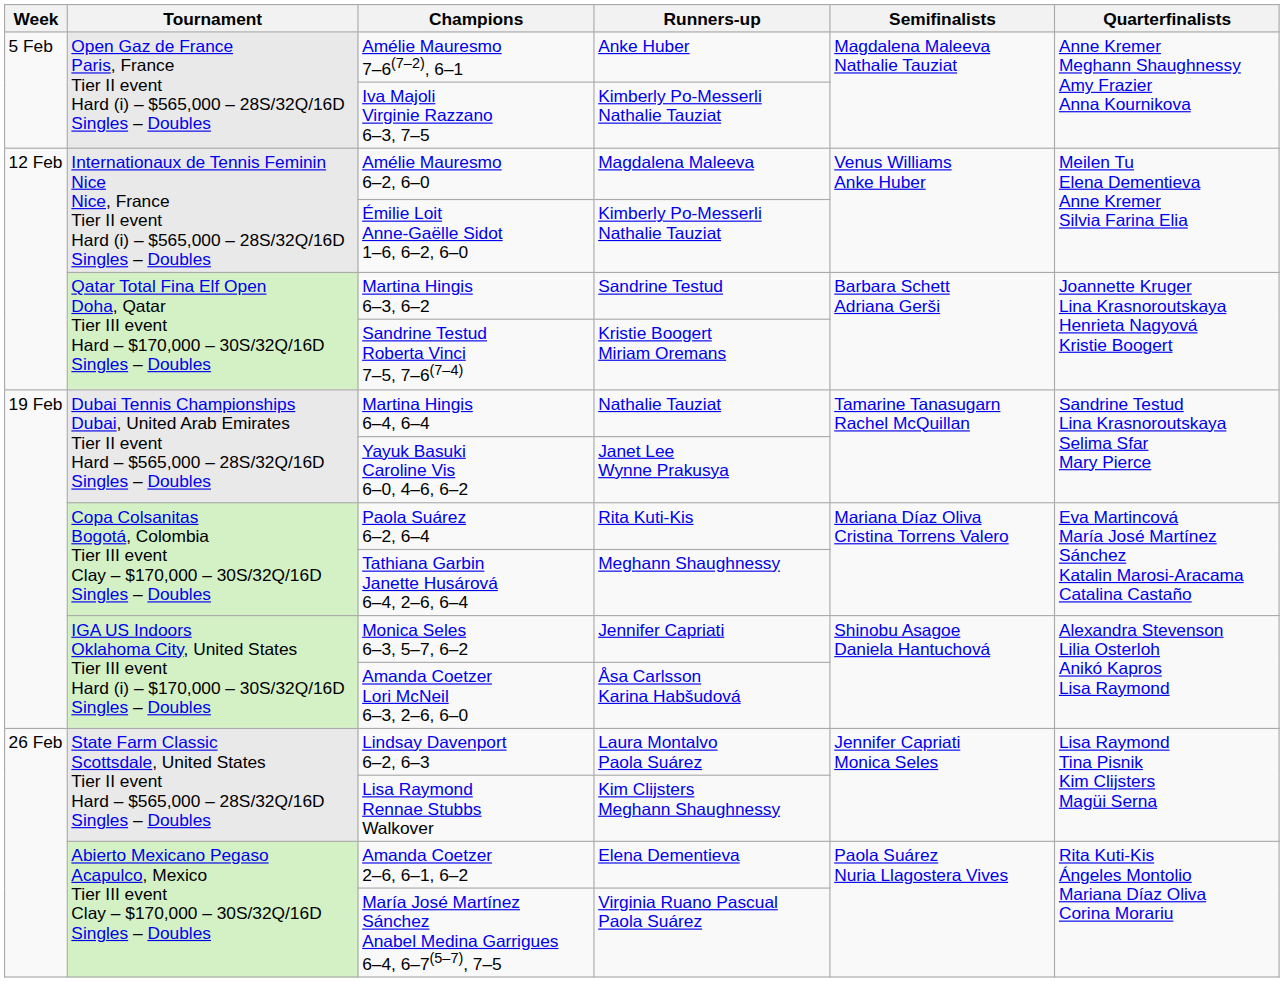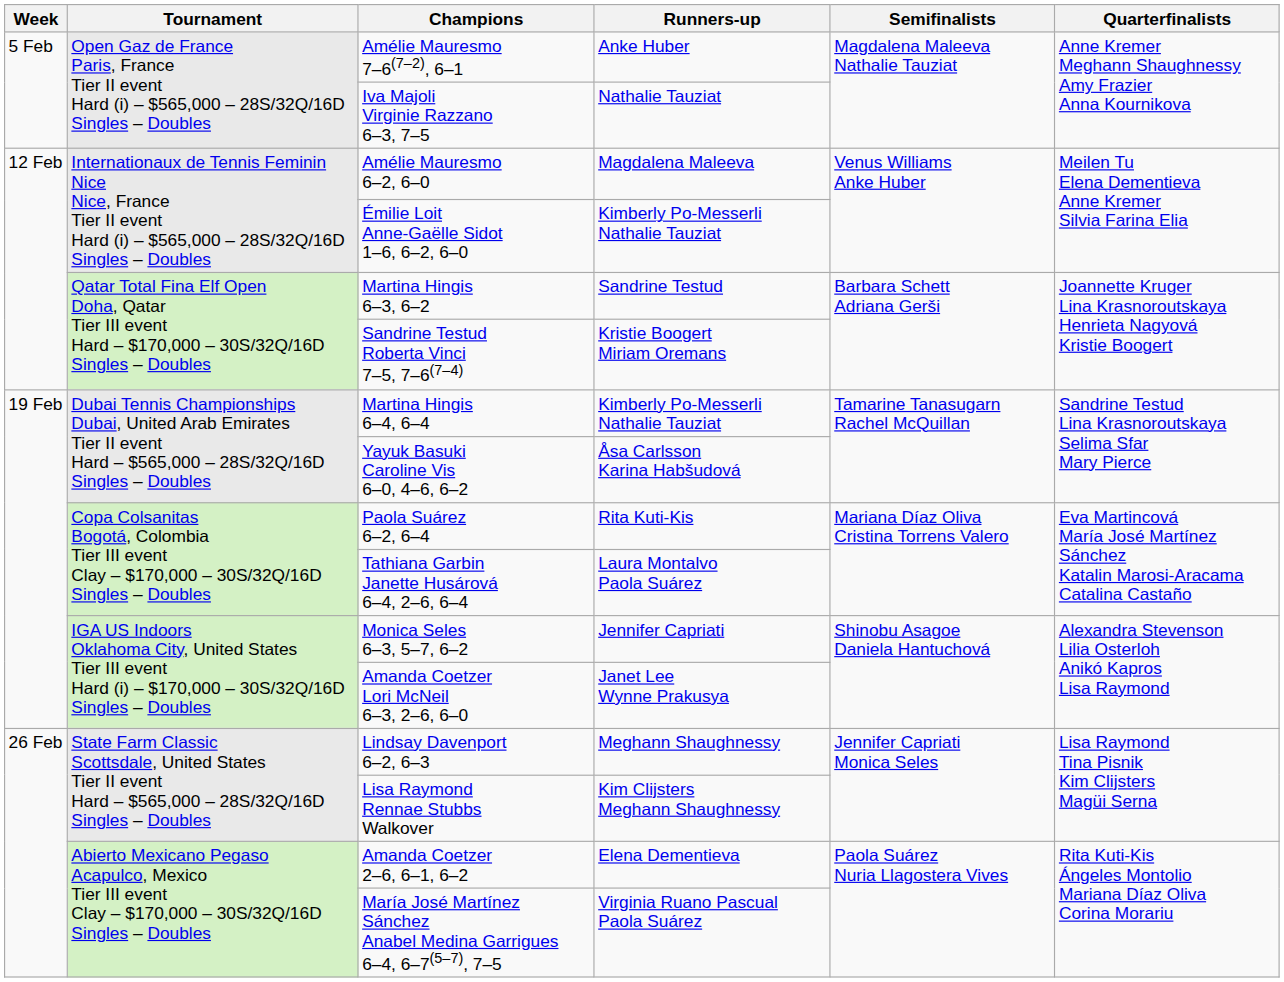(680, 106) Kimberly Po-Messerli Nathalie Tauziat -> (660, 96) Nathalie Tauziat
(660, 403) Nathalie Tauziat -> (680, 413) Kimberly Po-Messerli Nathalie Tauziat
(664, 460) Janet Lee Wynne Prakusya -> (669, 460) Åsa Carlsson Karina Habšudová
(689, 563) Meghann Shaughnessy -> (658, 573) Laura Montalvo Paola Suárez
(669, 686) Åsa Carlsson Karina Habšudová -> (664, 686) Janet Lee Wynne Prakusya
(658, 752) Laura Montalvo Paola Suárez -> (689, 742) Meghann Shaughnessy
